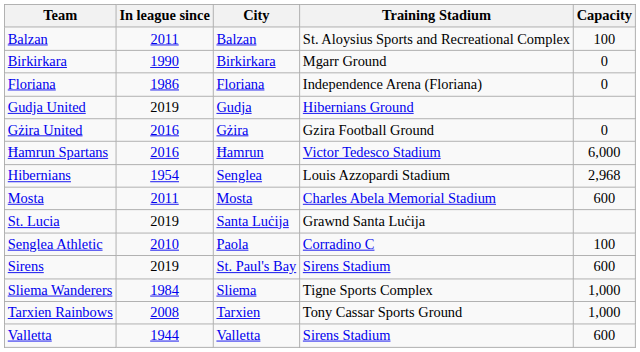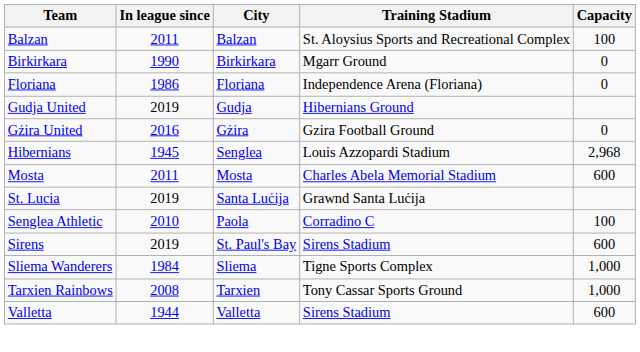- row: (58, 152)
(165, 175) 1954 -> (165, 152) 1945
